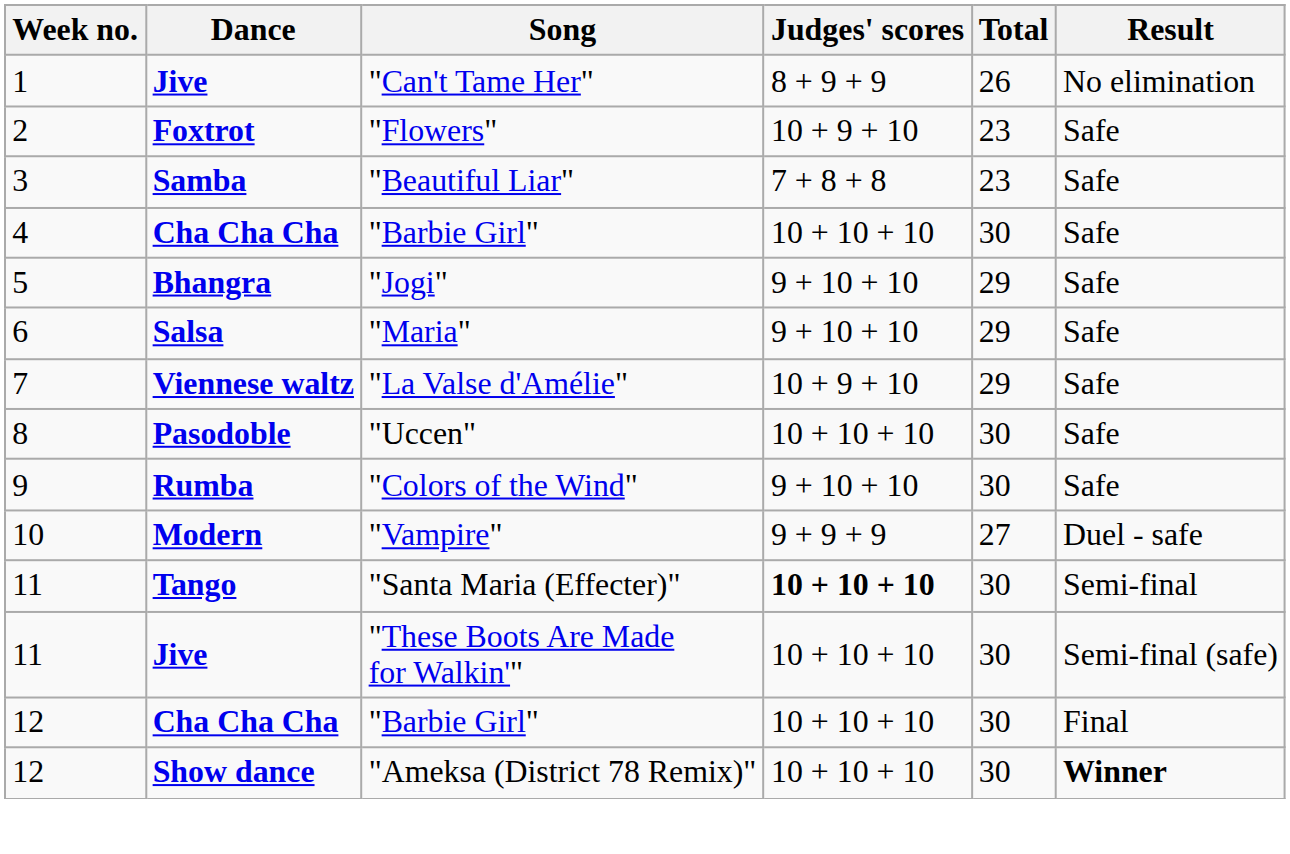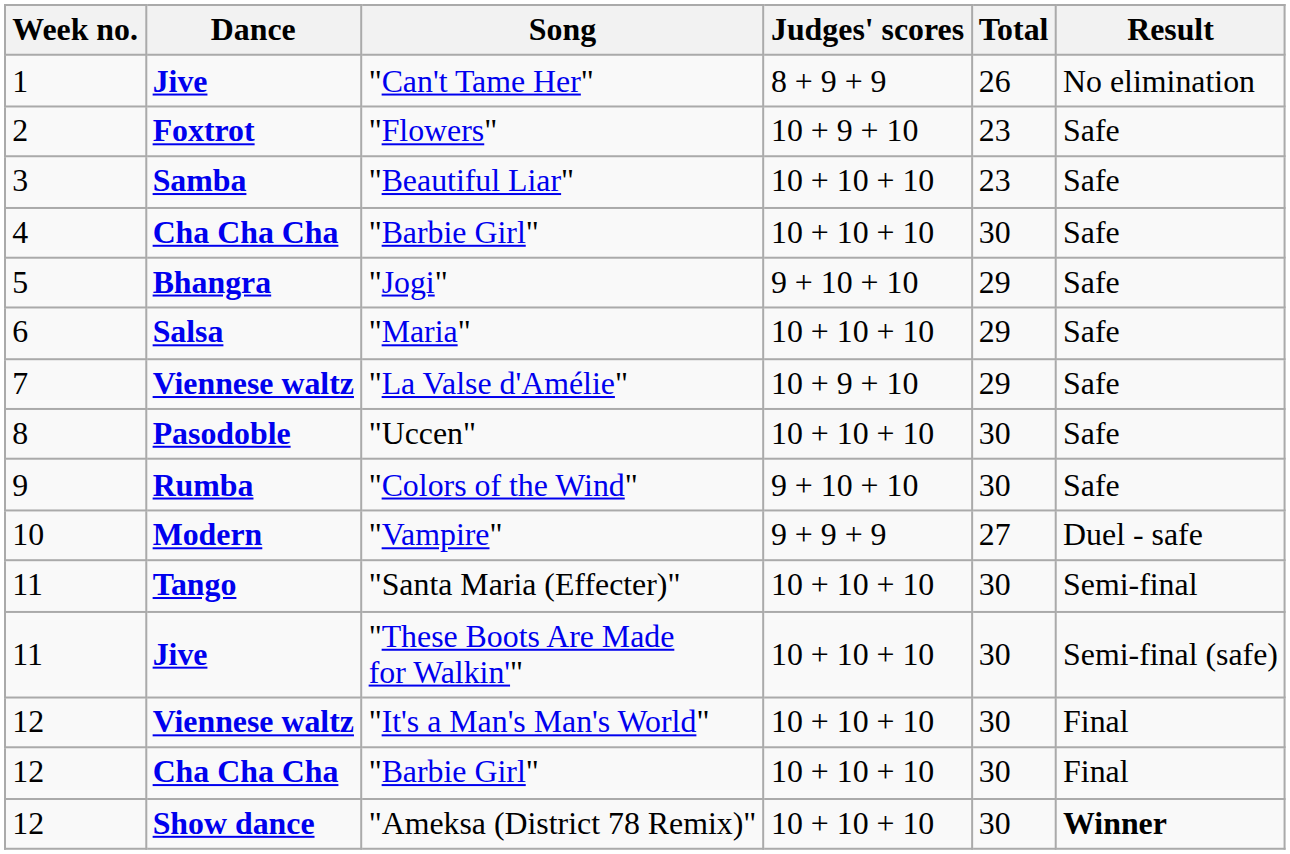(829, 181) 7 + 8 + 8 -> (853, 181) 10 + 10 + 10
(845, 332) 9 + 10 + 10 -> (853, 332) 10 + 10 + 10
(853, 585) bold -> (853, 585) normal
+ row: (28, 722)
